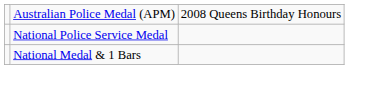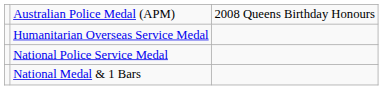+ row: (111, 34)
